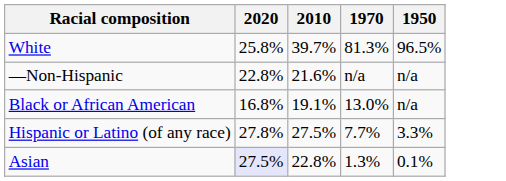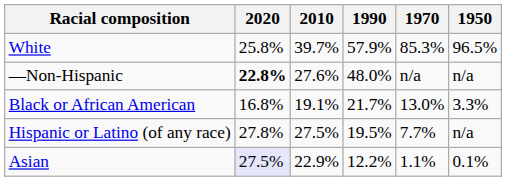+ column: (369, 19)
(366, 47) 81.3% -> (422, 47) 85.3%
(261, 76) normal -> (263, 76) bold
(314, 76) 21.6% -> (317, 76) 27.6%
(407, 104) n/a -> (470, 104) 3.3%
(415, 133) 3.3% -> (463, 133) n/a
(314, 161) 22.8% -> (317, 161) 22.9%
(362, 161) 1.3% -> (418, 161) 1.1%
